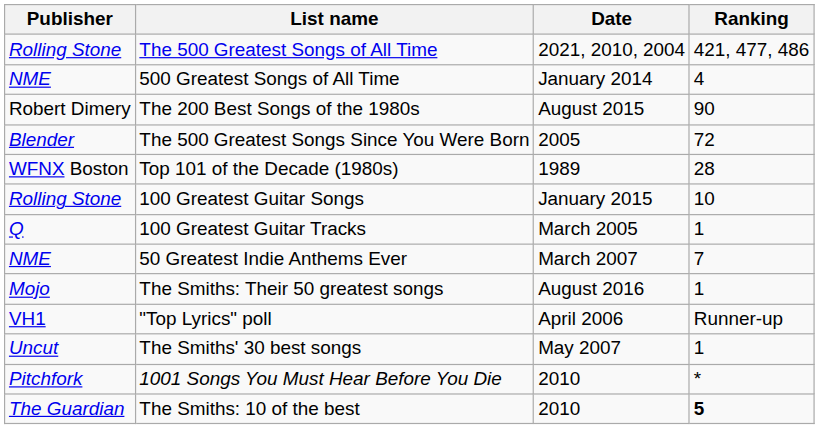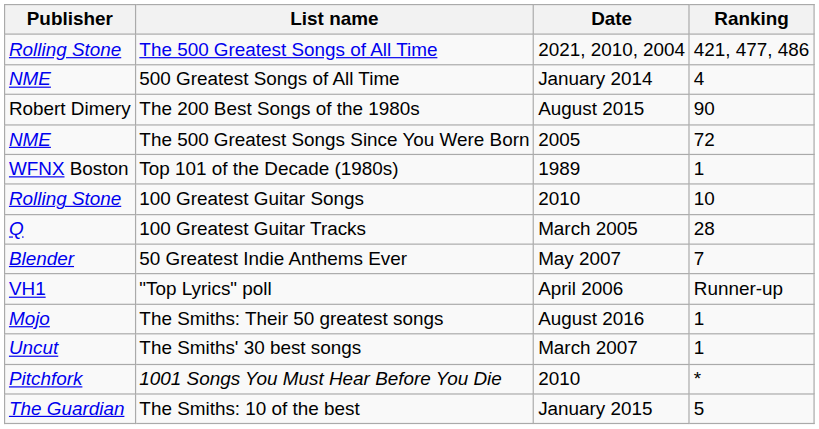(41, 139) Blender -> (30, 139) NME
(704, 169) 28 -> (699, 169) 1
(595, 199) January 2015 -> (559, 199) 2010
(699, 229) 1 -> (704, 229) 28
(30, 259) NME -> (41, 259) Blender
(588, 259) March 2007 -> (580, 259) May 2007
rows swapped: (206, 318) <-> (291, 288)
(580, 348) May 2007 -> (588, 348) March 2007
(559, 408) 2010 -> (595, 408) January 2015
(699, 408) bold -> (699, 408) normal
